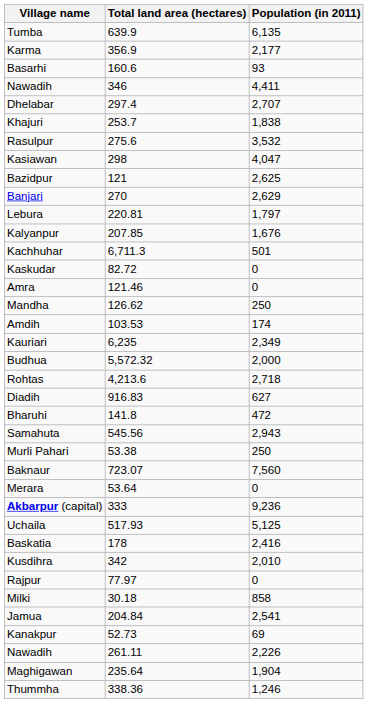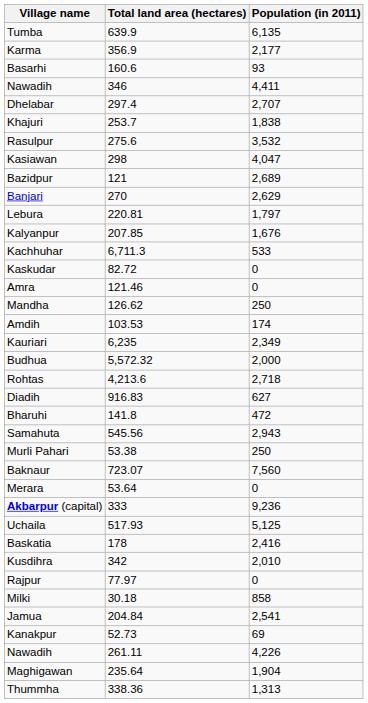(266, 178) 2,625 -> (266, 178) 2,689
(261, 251) 501 -> (261, 251) 533
(266, 653) 2,226 -> (266, 653) 4,226
(266, 689) 1,246 -> (266, 689) 1,313
